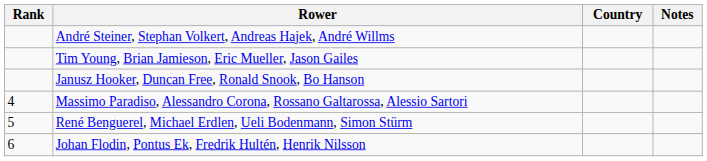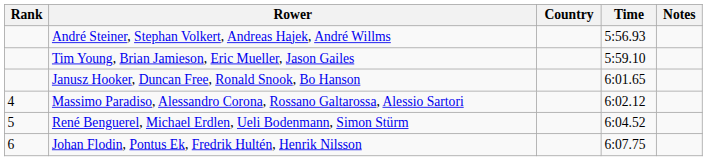+ column: (629, 15)
